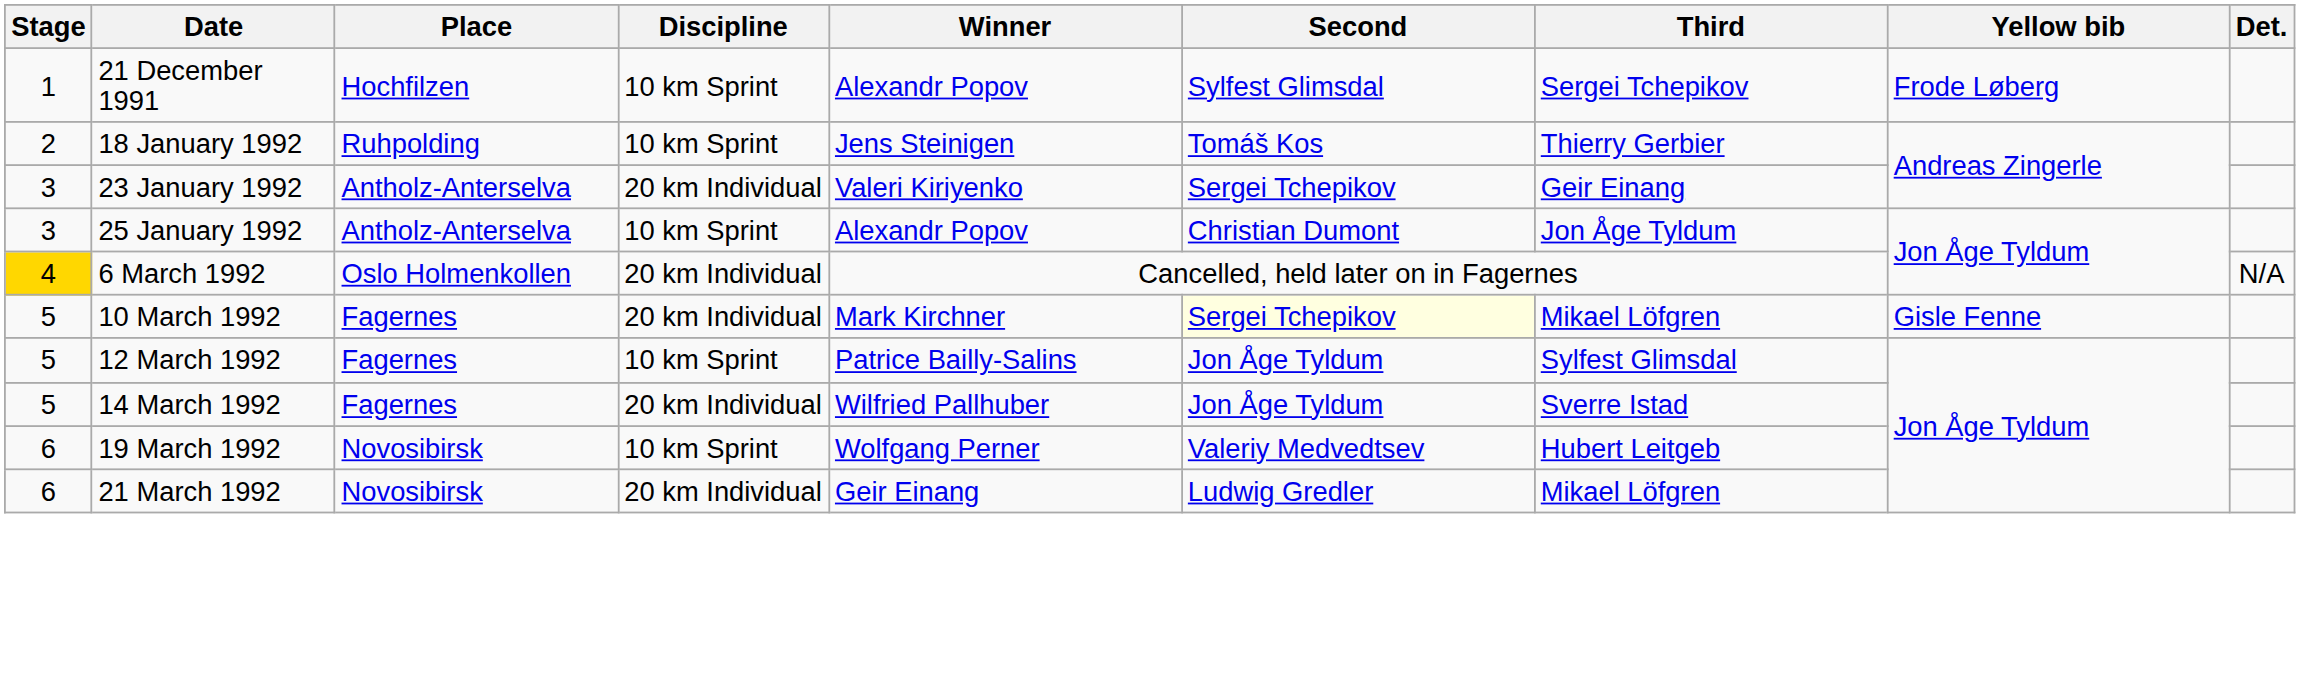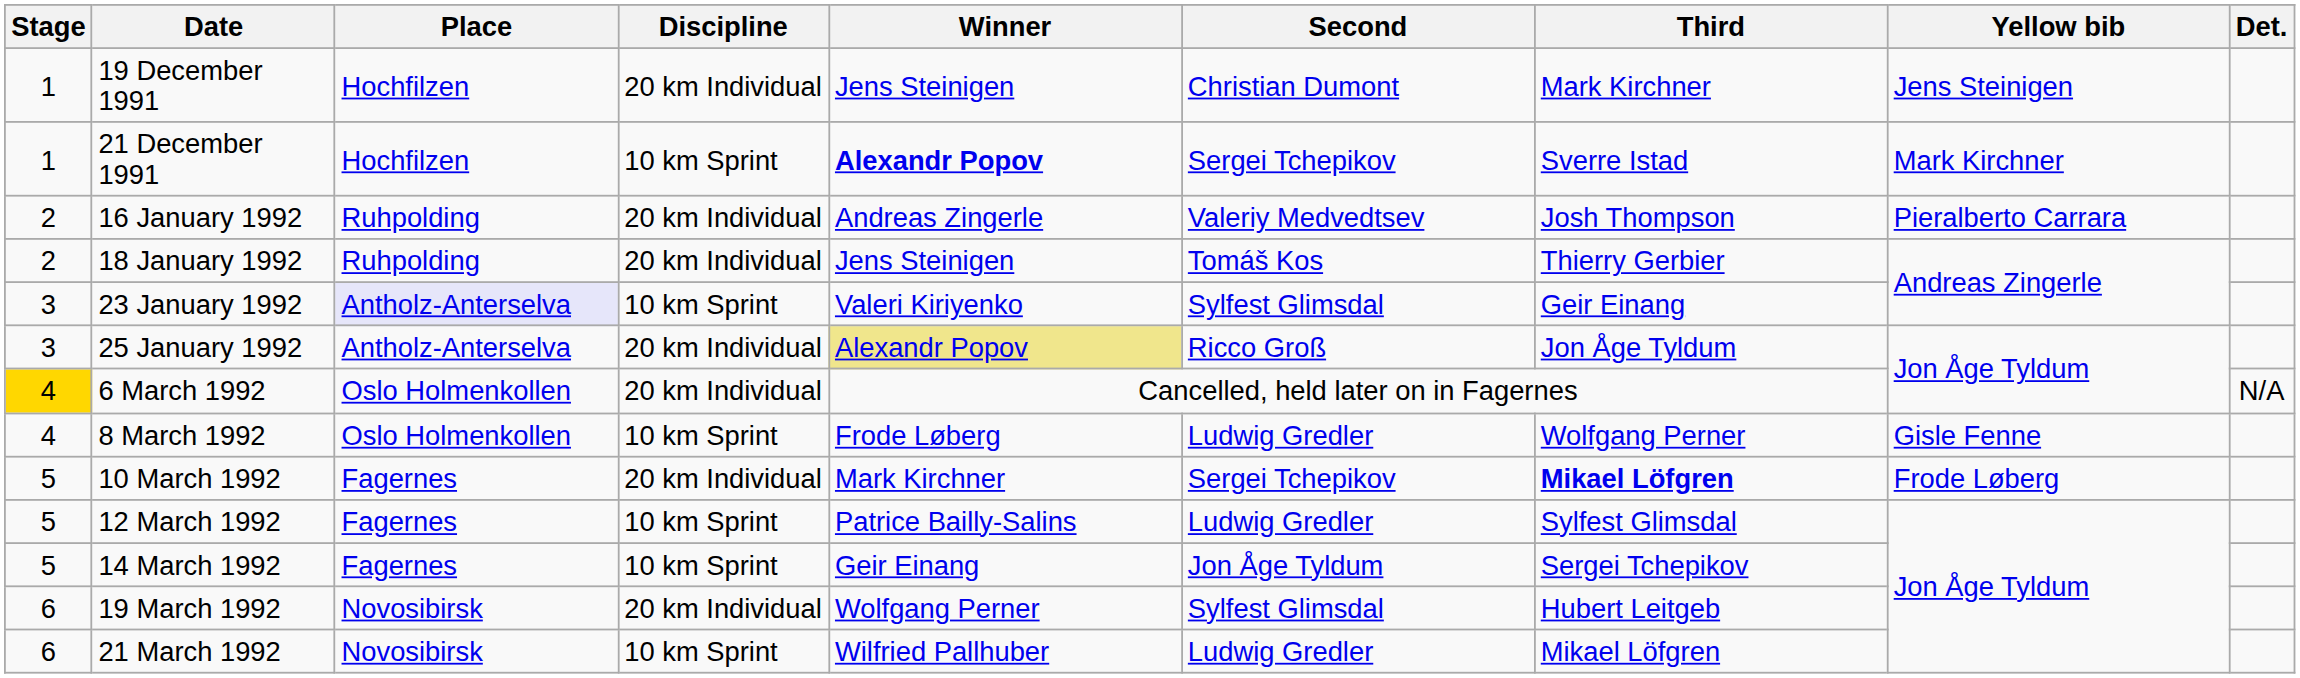+ row: (180, 85)
(931, 85) normal -> (939, 159) bold
(1286, 85) Sylfest Glimsdal -> (1292, 159) Sergei Tchepikov
(1645, 85) Sergei Tchepikov -> (1614, 159) Sverre Istad
(1977, 85) Frode Løberg -> (1979, 159) Mark Kirchner
+ row: (200, 218)
(701, 144) 10 km Sprint -> (723, 261) 20 km Individual
(456, 187) no background -> (456, 305) lavender background
(723, 187) 20 km Individual -> (701, 305) 10 km Sprint
(1292, 187) Sergei Tchepikov -> (1286, 305) Sylfest Glimsdal
(701, 231) 10 km Sprint -> (723, 348) 20 km Individual
(931, 231) no background -> (931, 348) khaki background
(1293, 231) Christian Dumont -> (1257, 348) Ricco Groß
+ row: (182, 434)
(1292, 317) lightyellow background -> (1292, 478) no background
(1630, 317) normal -> (1637, 478) bold
(1967, 317) Gisle Fenne -> (1977, 478) Frode Løberg
(1286, 361) Jon Åge Tyldum -> (1281, 521) Ludwig Gredler
(723, 404) 20 km Individual -> (701, 564) 10 km Sprint
(942, 404) Wilfried Pallhuber -> (907, 564) Geir Einang
(1614, 404) Sverre Istad -> (1645, 564) Sergei Tchepikov
(701, 447) 10 km Sprint -> (723, 608) 20 km Individual
(1306, 447) Valeriy Medvedtsev -> (1286, 608) Sylfest Glimsdal
(723, 490) 20 km Individual -> (701, 651) 10 km Sprint
(907, 490) Geir Einang -> (942, 651) Wilfried Pallhuber
